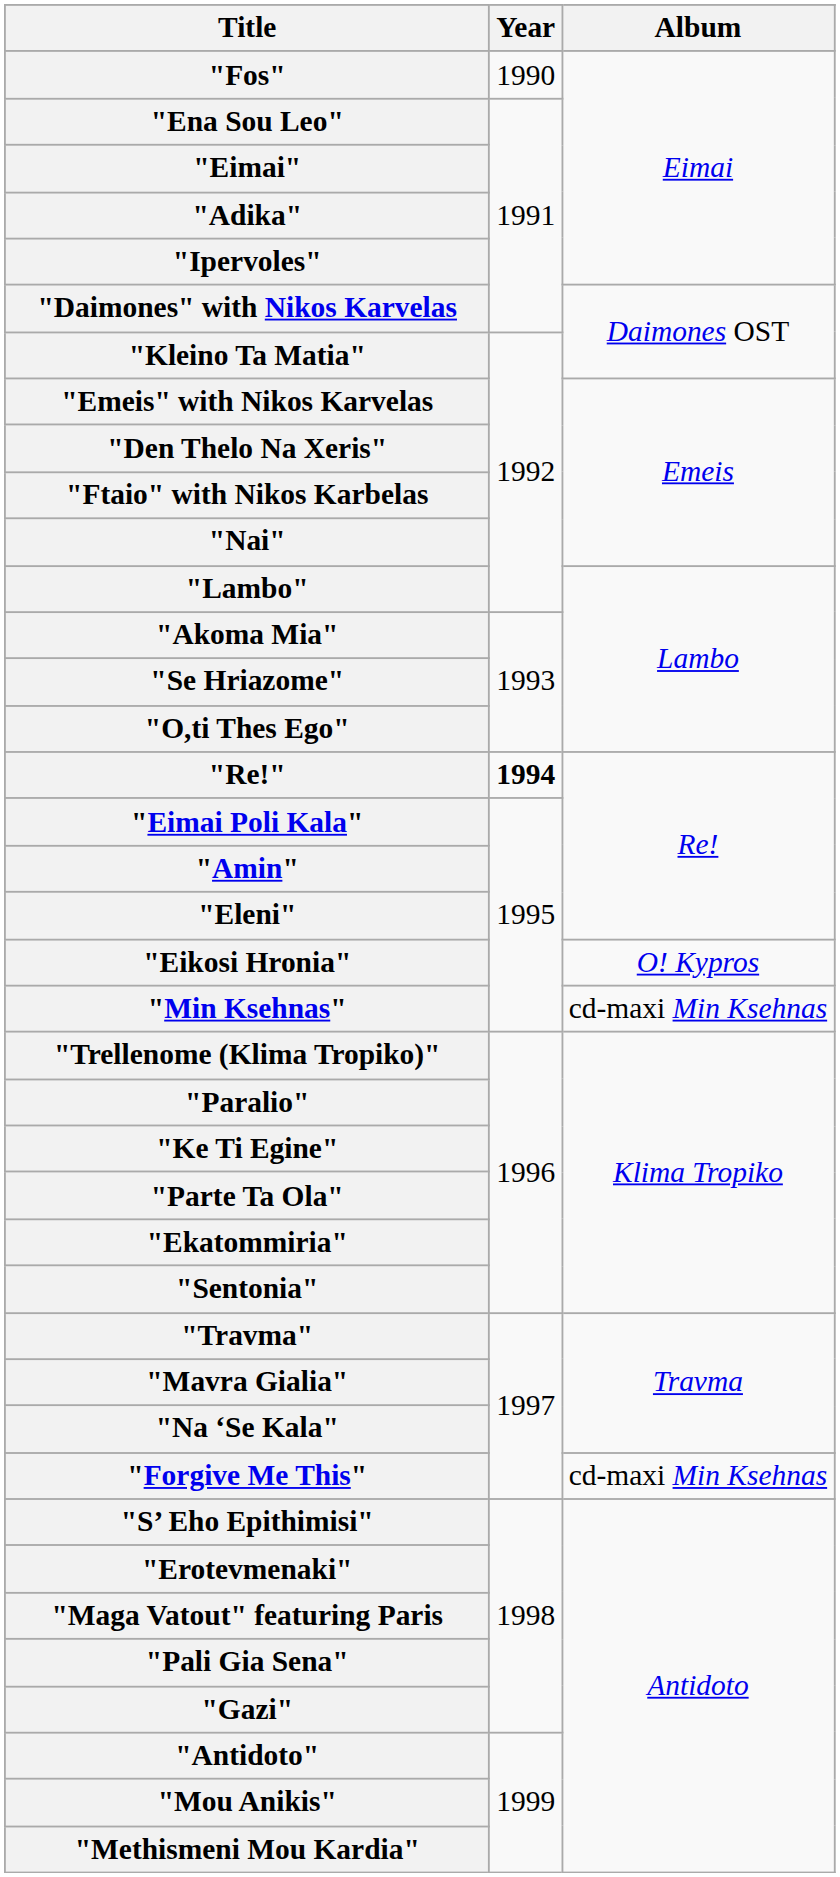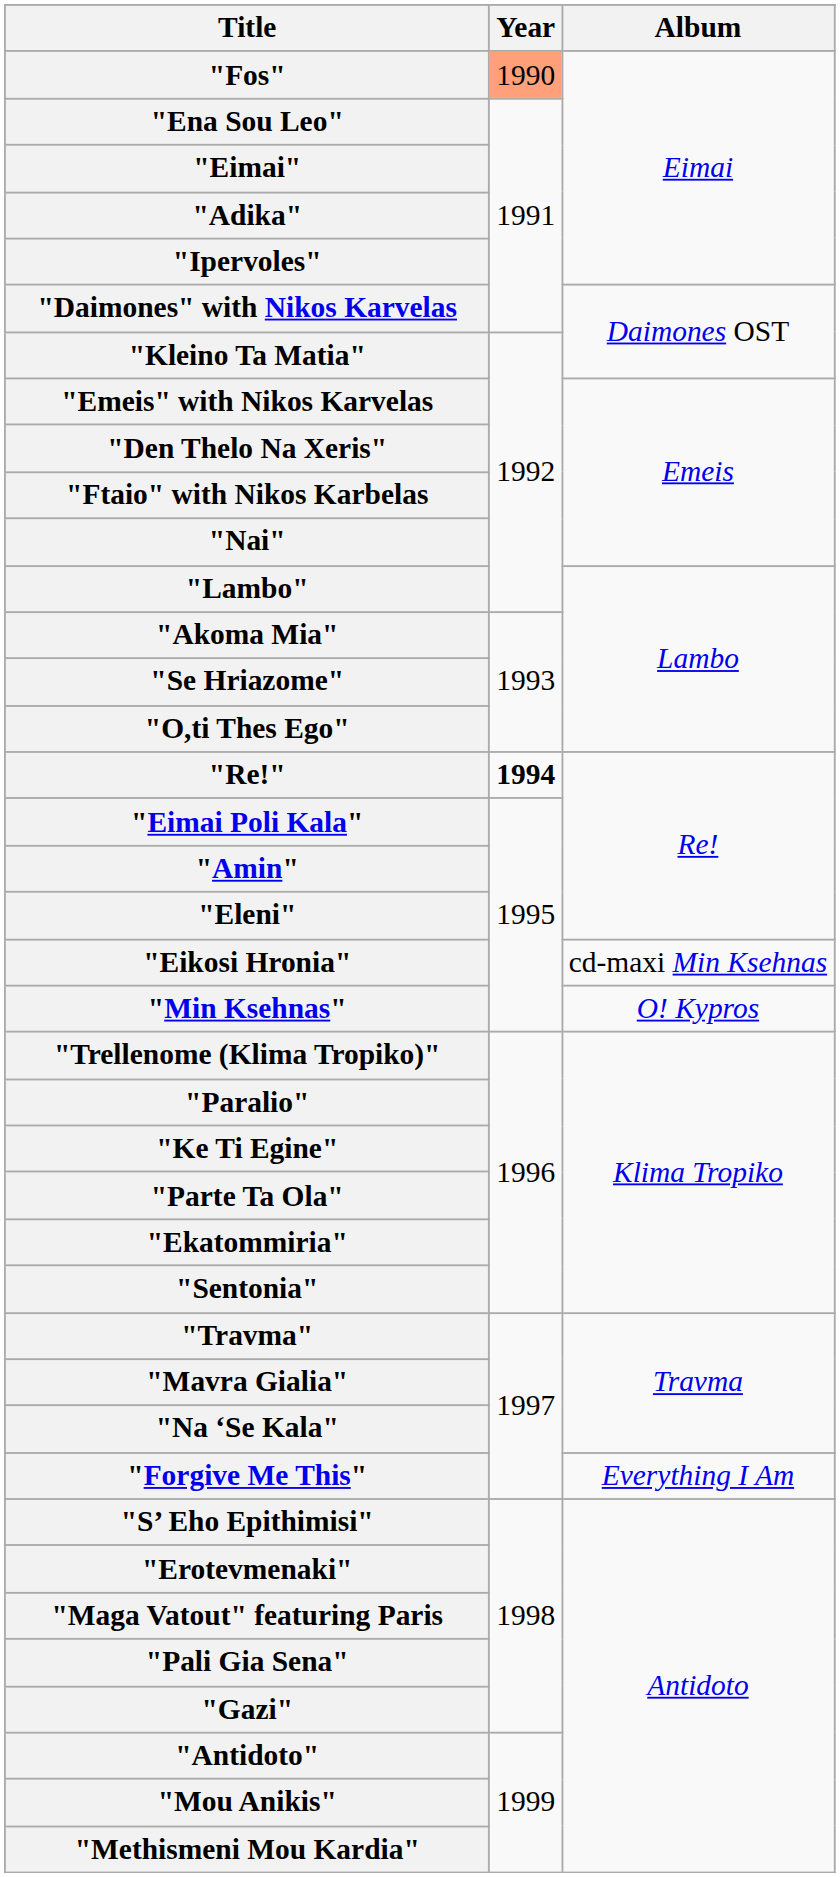(526, 74) no background -> (526, 74) lightsalmon background
(698, 961) O! Kypros -> (698, 961) cd-maxi Min Ksehnas
(698, 1008) cd-maxi Min Ksehnas -> (698, 1008) O! Kypros
(698, 1475) cd-maxi Min Ksehnas -> (698, 1475) Everything I Am
